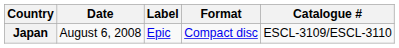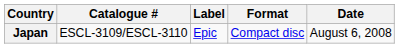columns swapped: (100, 14) <-> (328, 14)
